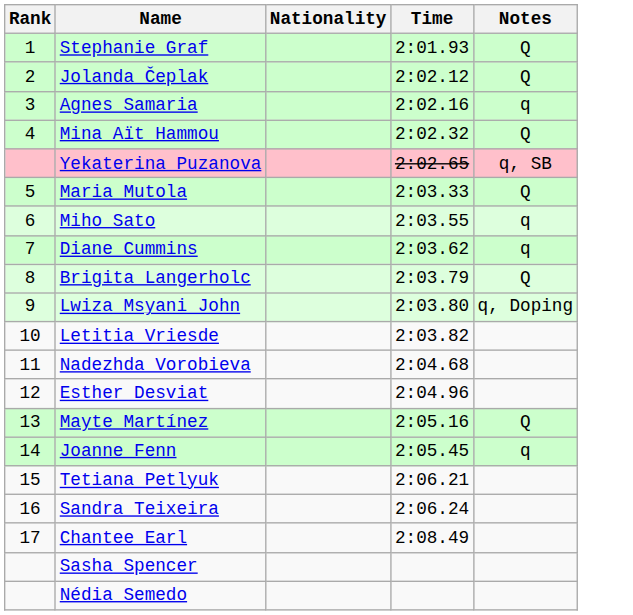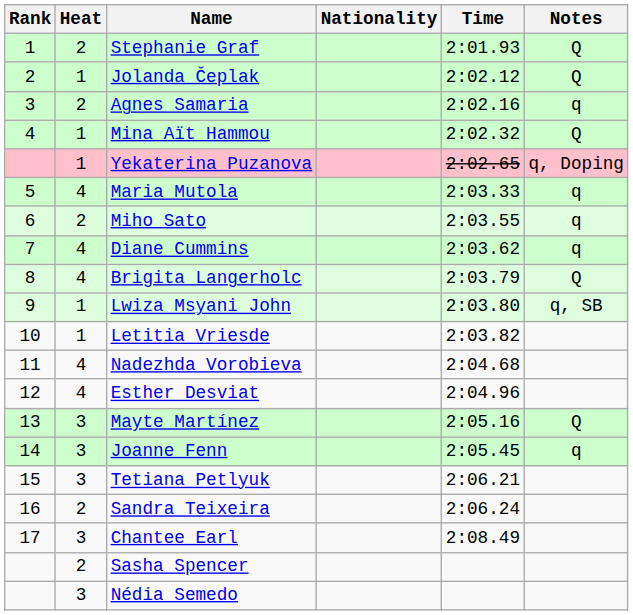+ column: (81, 19)
(525, 163) q, SB -> (576, 163) q, Doping
(525, 192) Q -> (576, 192) q
(525, 307) q, Doping -> (576, 307) q, SB
